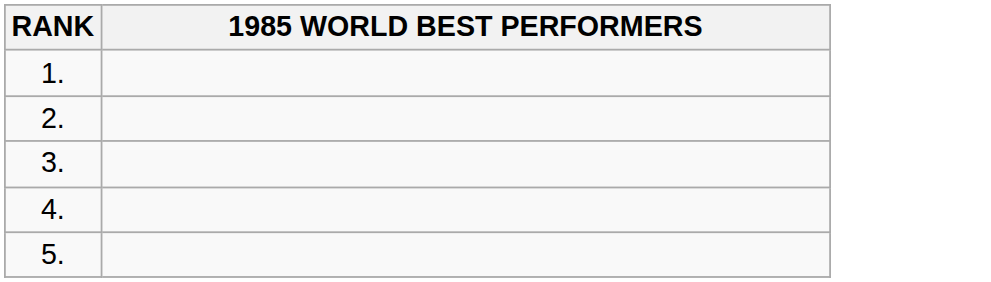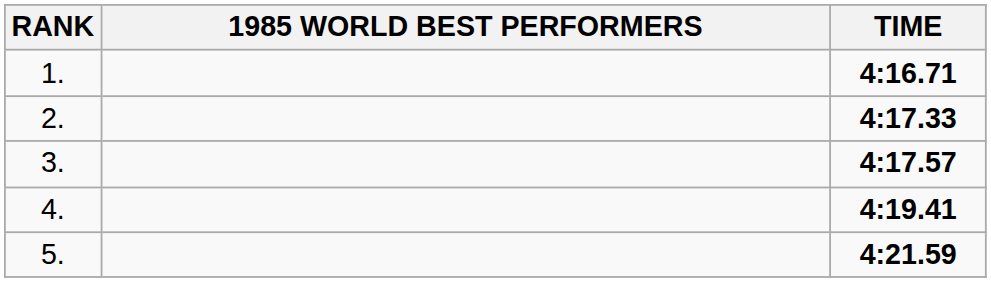+ column: (908, 27)
